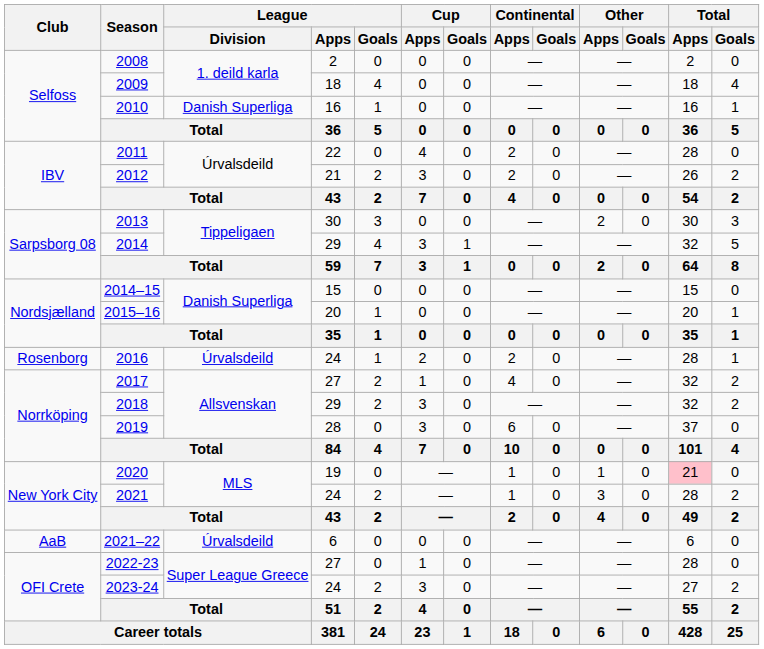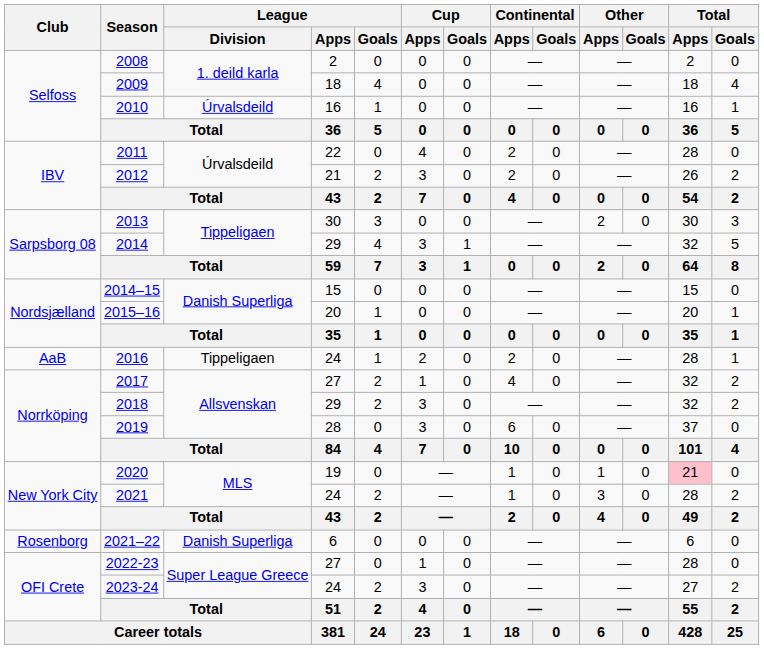(238, 107) Danish Superliga -> (238, 107) Úrvalsdeild
(53, 358) Rosenborg -> (53, 358) AaB
(238, 358) Úrvalsdeild -> (238, 358) Tippeligaen
(53, 541) AaB -> (53, 541) Rosenborg
(238, 541) Úrvalsdeild -> (238, 541) Danish Superliga
